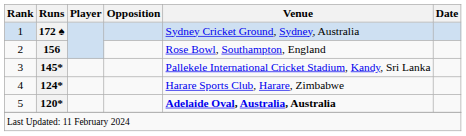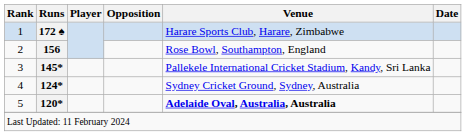(262, 31) Sydney Cricket Ground, Sydney, Australia -> (255, 31) Harare Sports Club, Harare, Zimbabwe
(255, 85) Harare Sports Club, Harare, Zimbabwe -> (262, 85) Sydney Cricket Ground, Sydney, Australia
